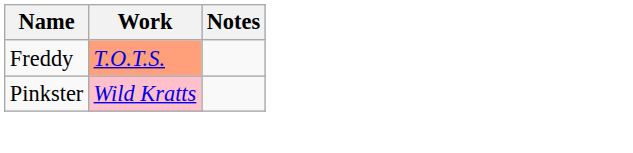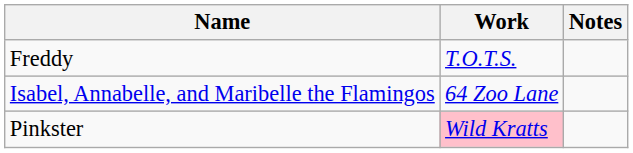(129, 57) lightsalmon background -> (481, 57) no background
+ row: (222, 93)
